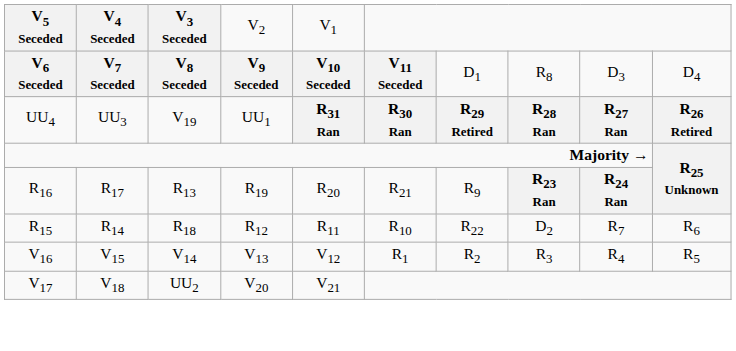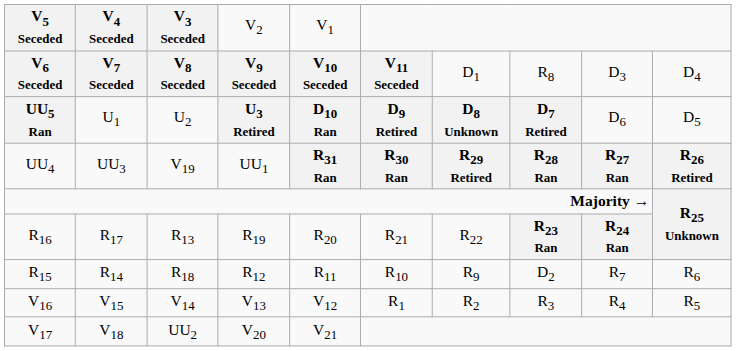+ row: (40, 119)
(472, 190) R9 -> (471, 236) R22
(472, 227) R22 -> (471, 274) R9
